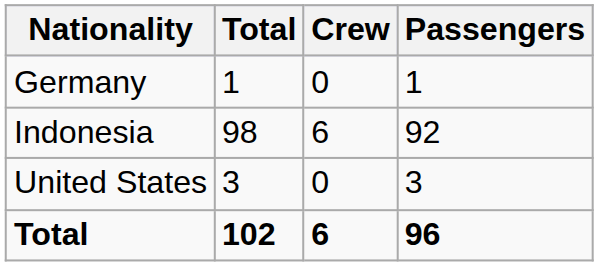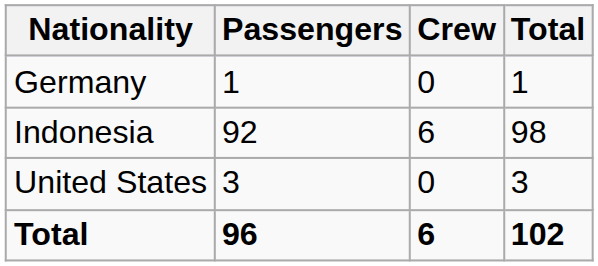columns swapped: (495, 30) <-> (259, 30)
